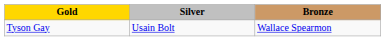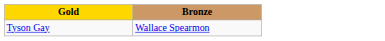- column: (192, 12)
